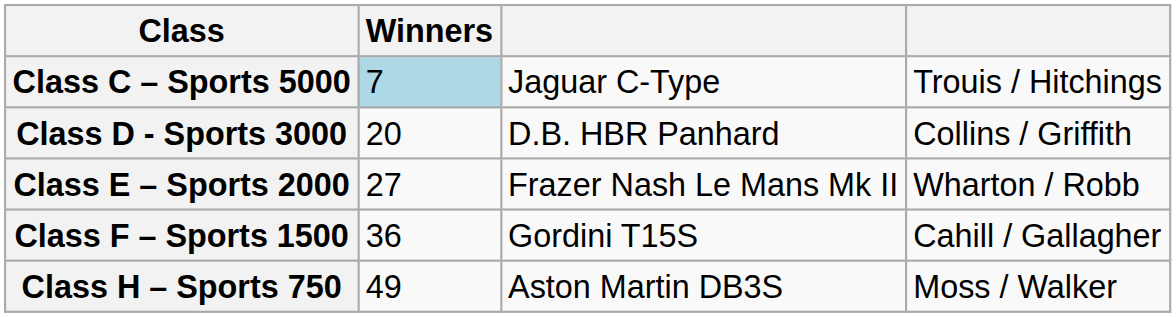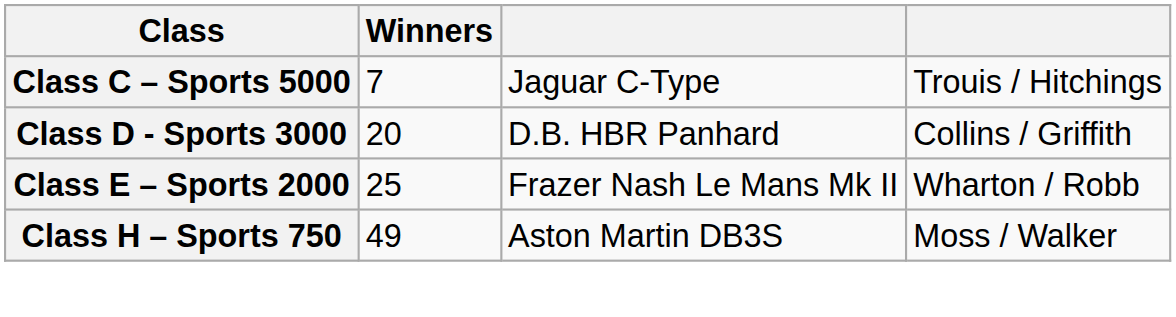(375, 82) lightblue background -> (375, 82) no background
(384, 185) 27 -> (384, 185) 25
- row: (182, 236)
